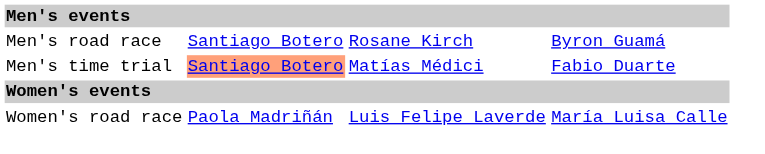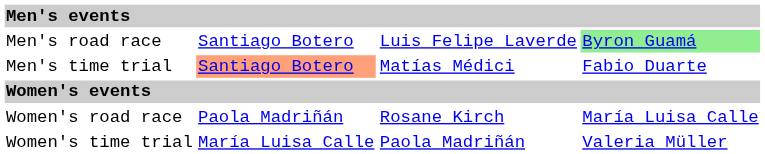(411, 41) Rosane Kirch -> (478, 41) Luis Felipe Laverde
(608, 41) no background -> (639, 41) lightgreen background
(447, 117) Luis Felipe Laverde -> (442, 117) Rosane Kirch
+ row: (99, 142)
